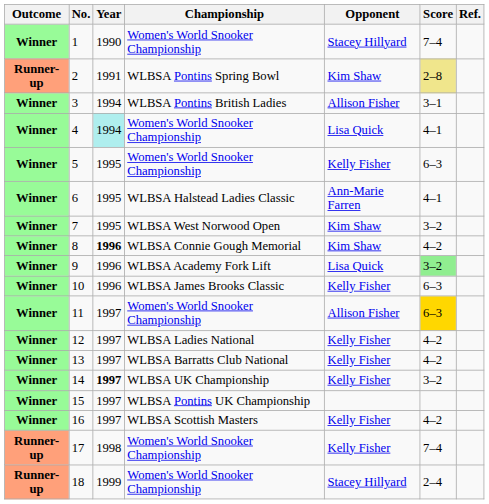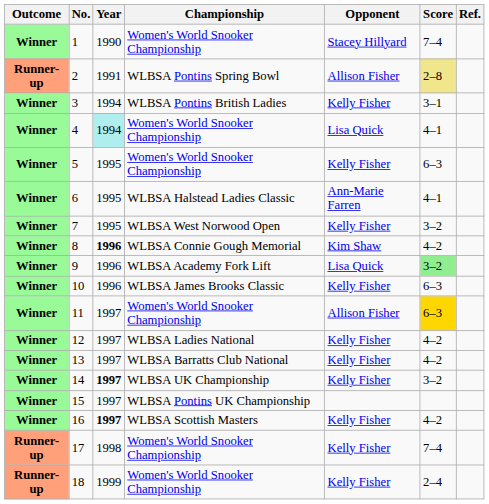(354, 75) Kim Shaw -> (363, 75) Allison Fisher
(363, 103) Allison Fisher -> (359, 103) Kelly Fisher
(354, 225) Kim Shaw -> (359, 225) Kelly Fisher
(109, 420) normal -> (109, 420) bold
(367, 482) Stacey Hillyard -> (359, 482) Kelly Fisher
